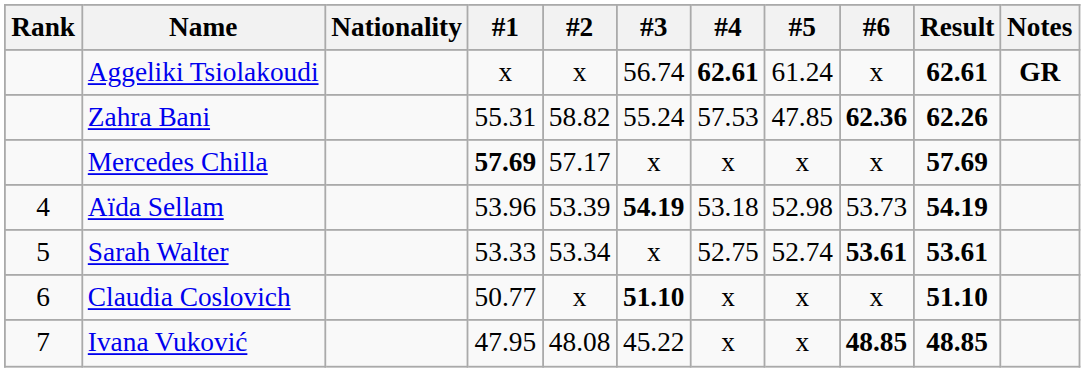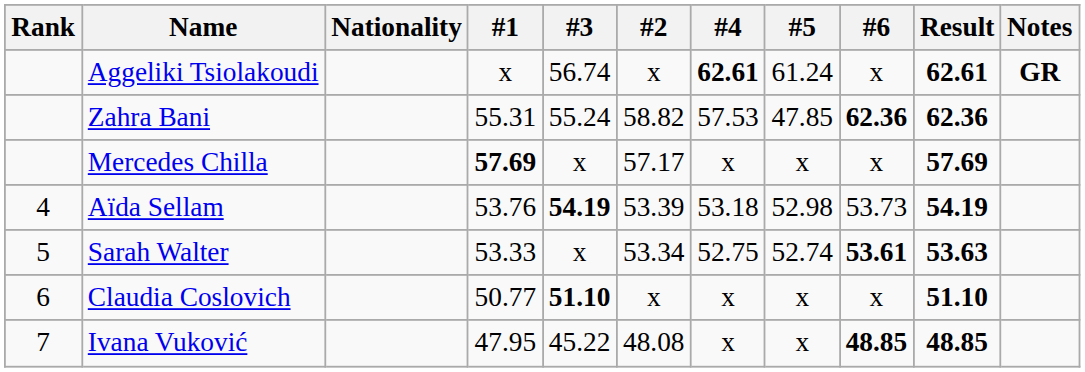columns swapped: (580, 27) <-> (654, 27)
(957, 117) 62.26 -> (957, 117) 62.36
(505, 207) 53.96 -> (505, 207) 53.76
(957, 252) 53.61 -> (957, 252) 53.63
